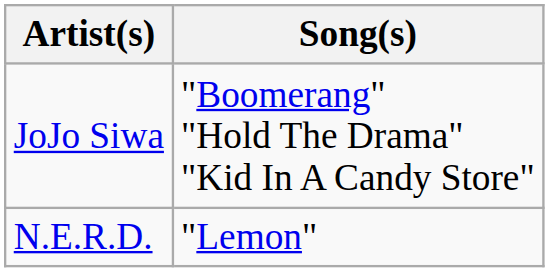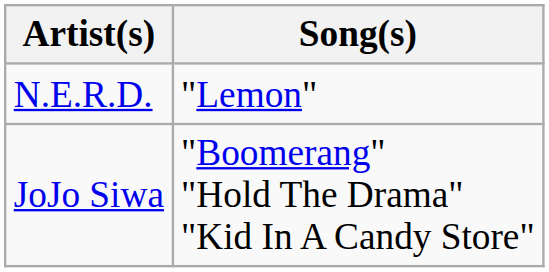rows swapped: (89, 135) <-> (83, 236)
